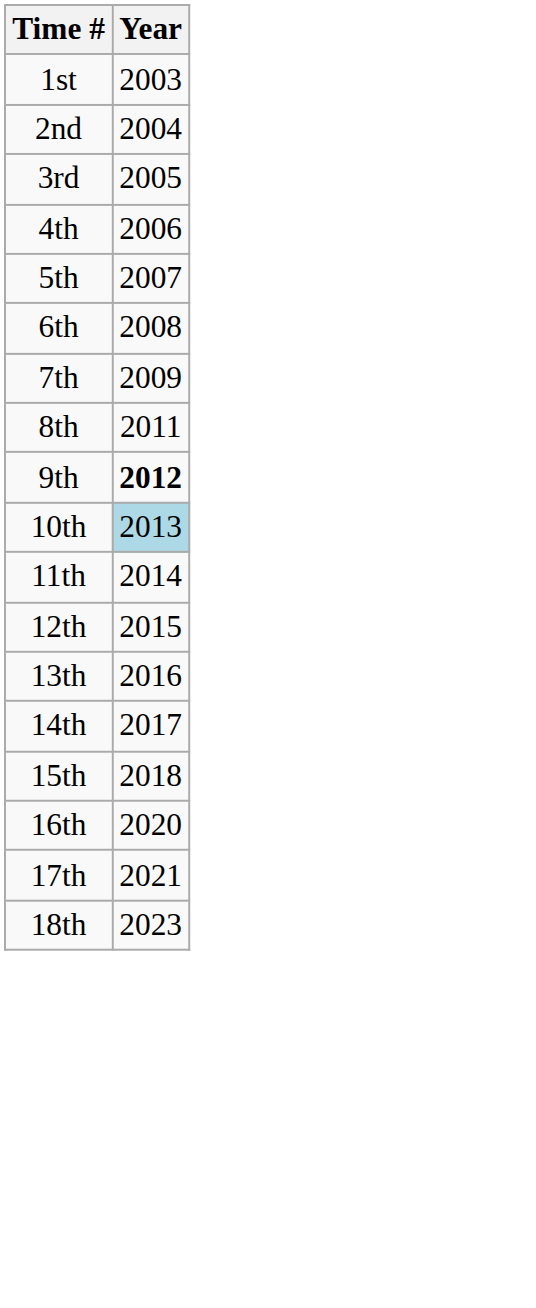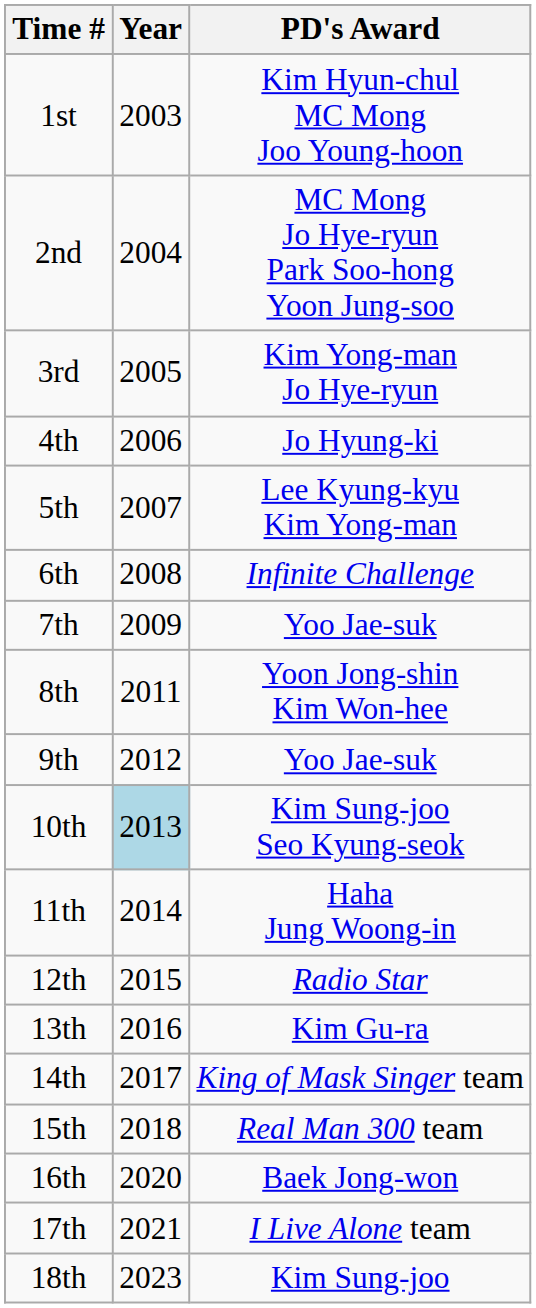+ column: (360, 29)
(151, 476) bold -> (151, 759) normal
